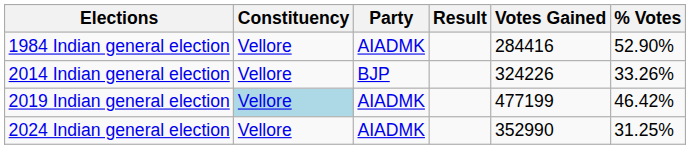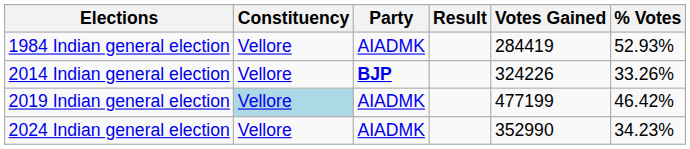(524, 46) 284416 -> (524, 46) 284419
(644, 46) 52.90% -> (644, 46) 52.93%
(374, 74) normal -> (375, 74) bold
(644, 130) 31.25% -> (644, 130) 34.23%
